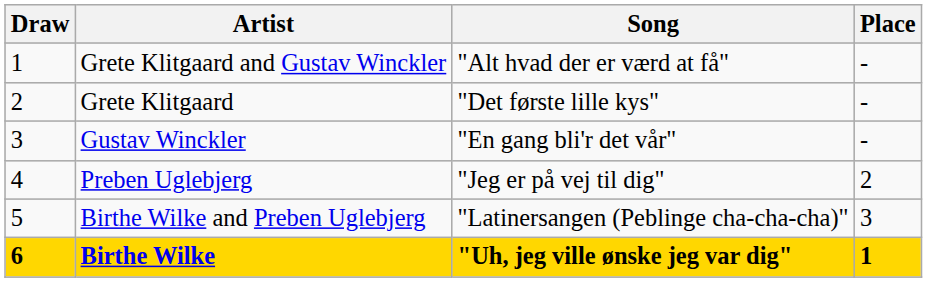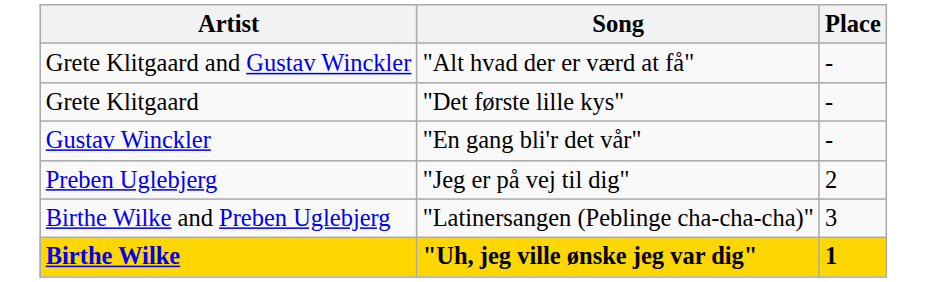- column: (40, 23)
